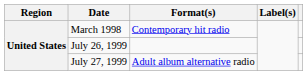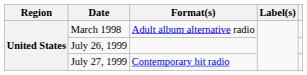(181, 29) Contemporary hit radio -> (193, 29) Adult album alternative radio
(193, 62) Adult album alternative radio -> (181, 62) Contemporary hit radio
